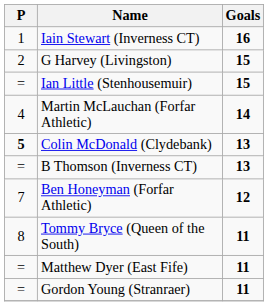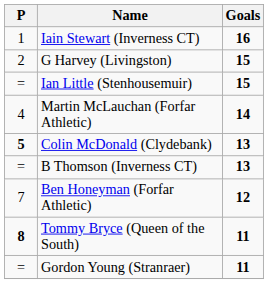(21, 236) normal -> (21, 236) bold
- row: (114, 267)
